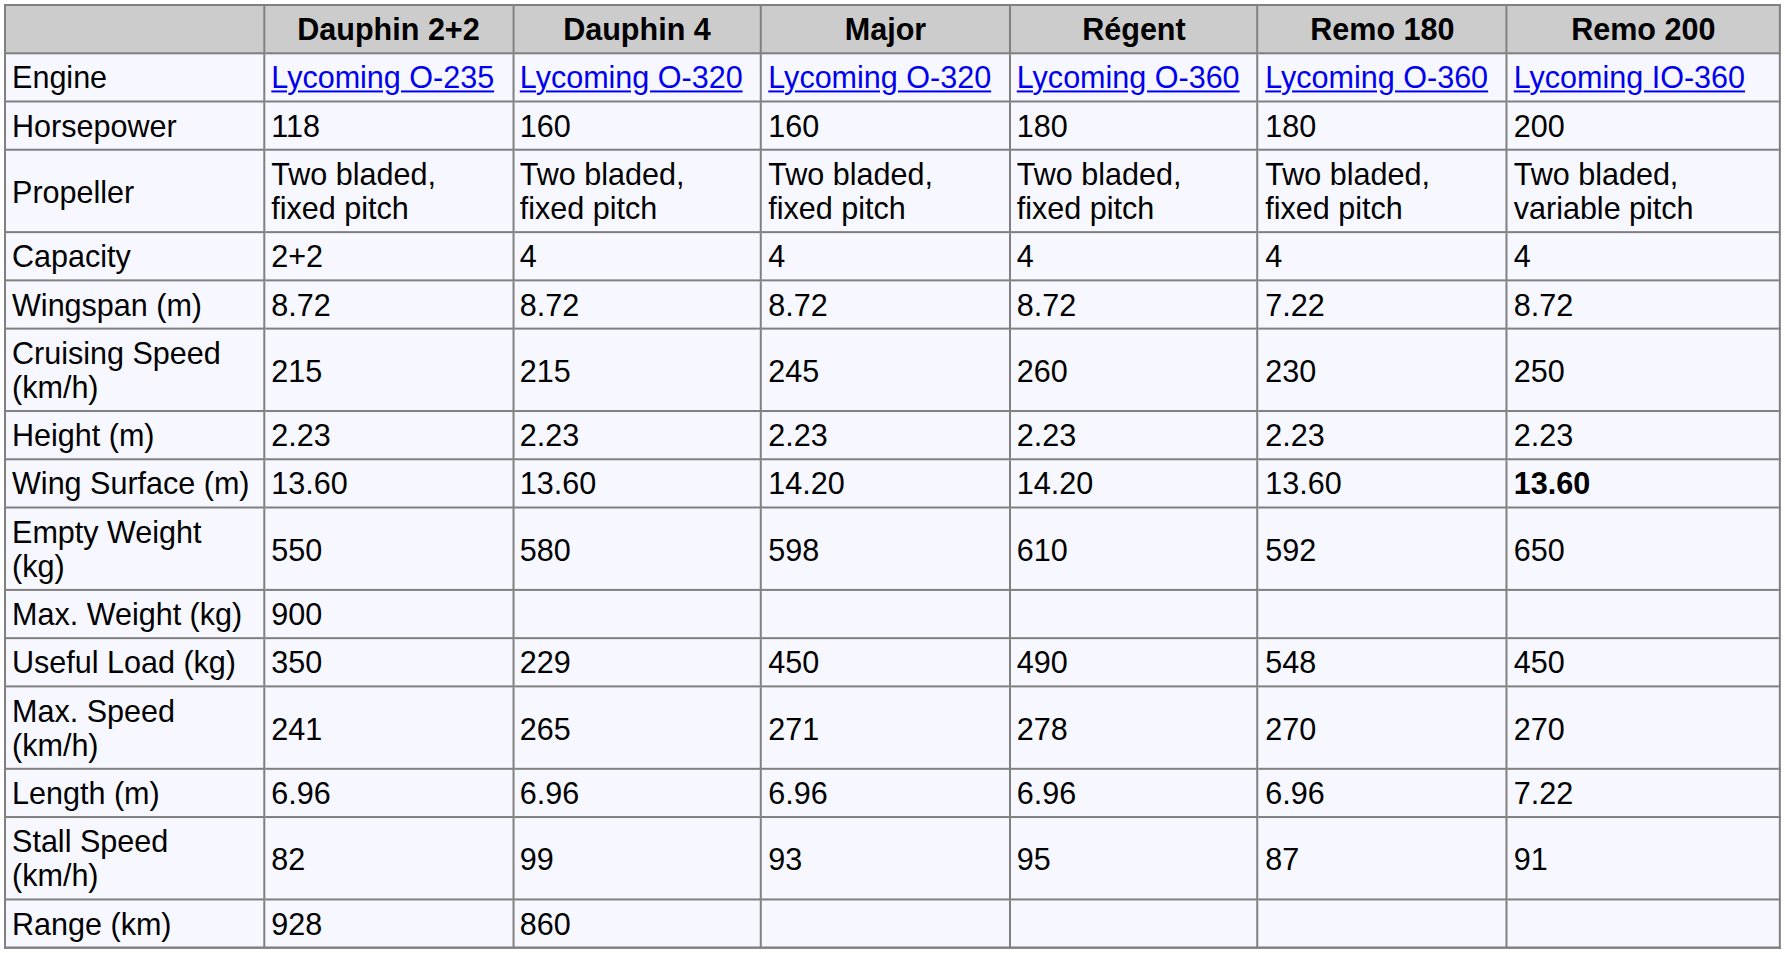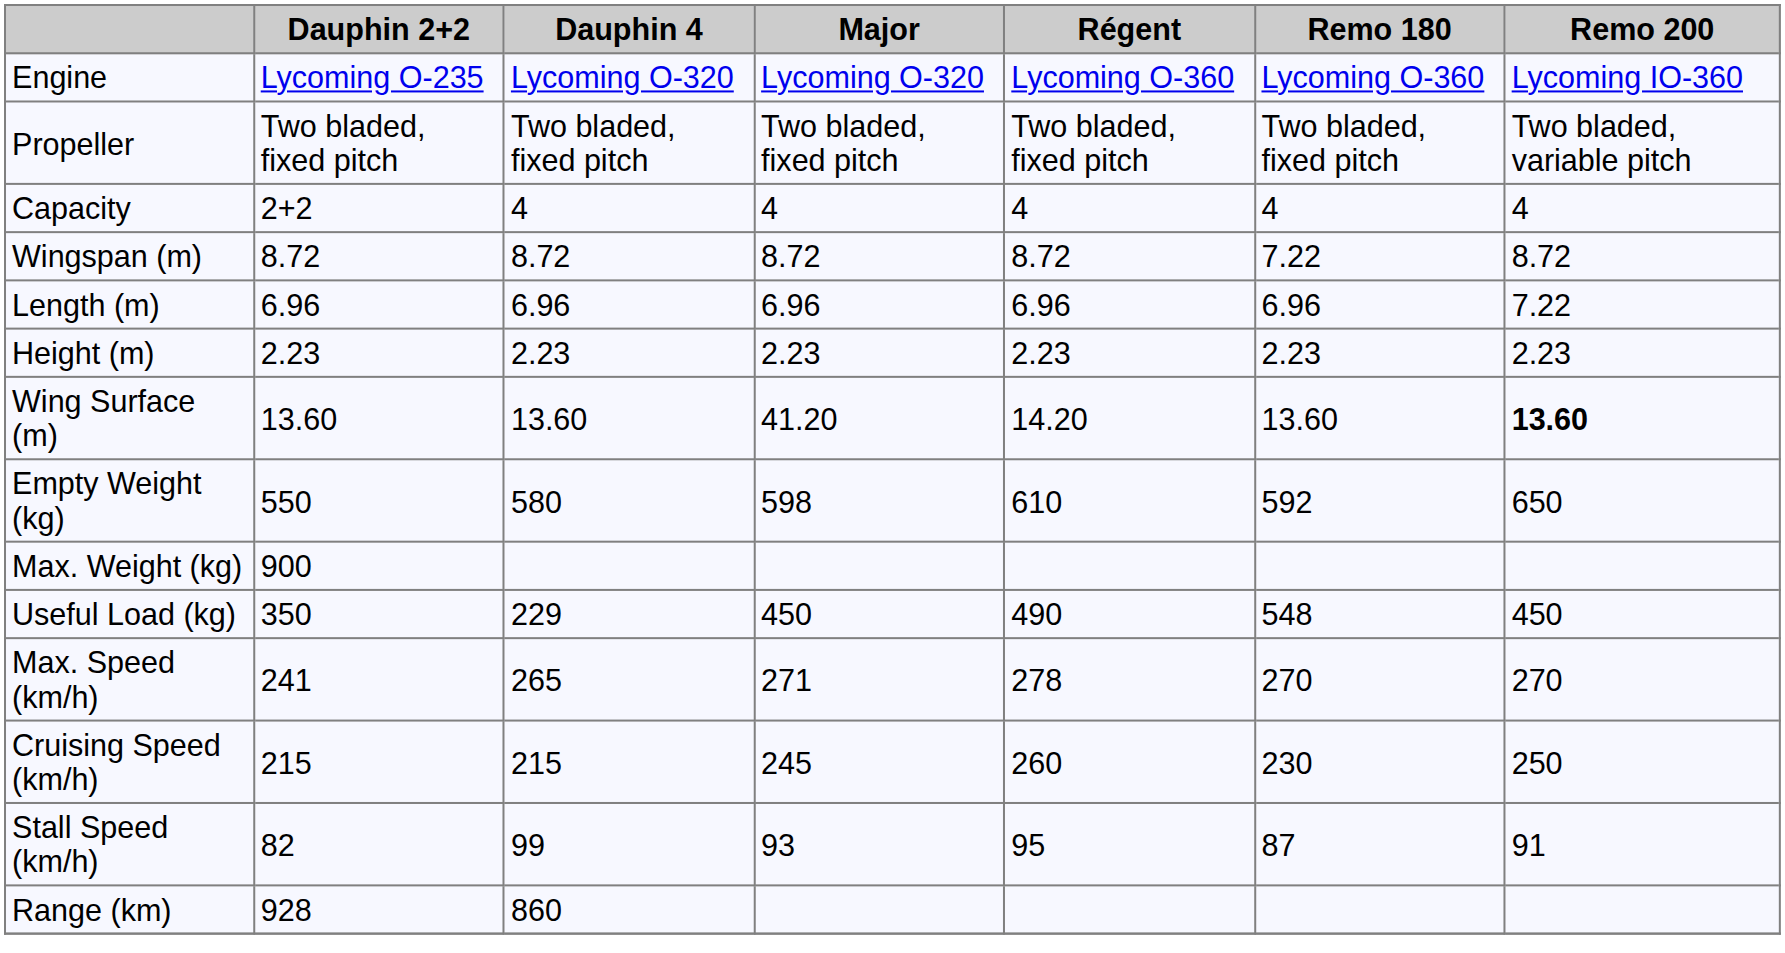- row: (94, 126)
rows swapped: (86, 793) <-> (116, 370)
(806, 483) 14.20 -> (799, 418) 41.20
